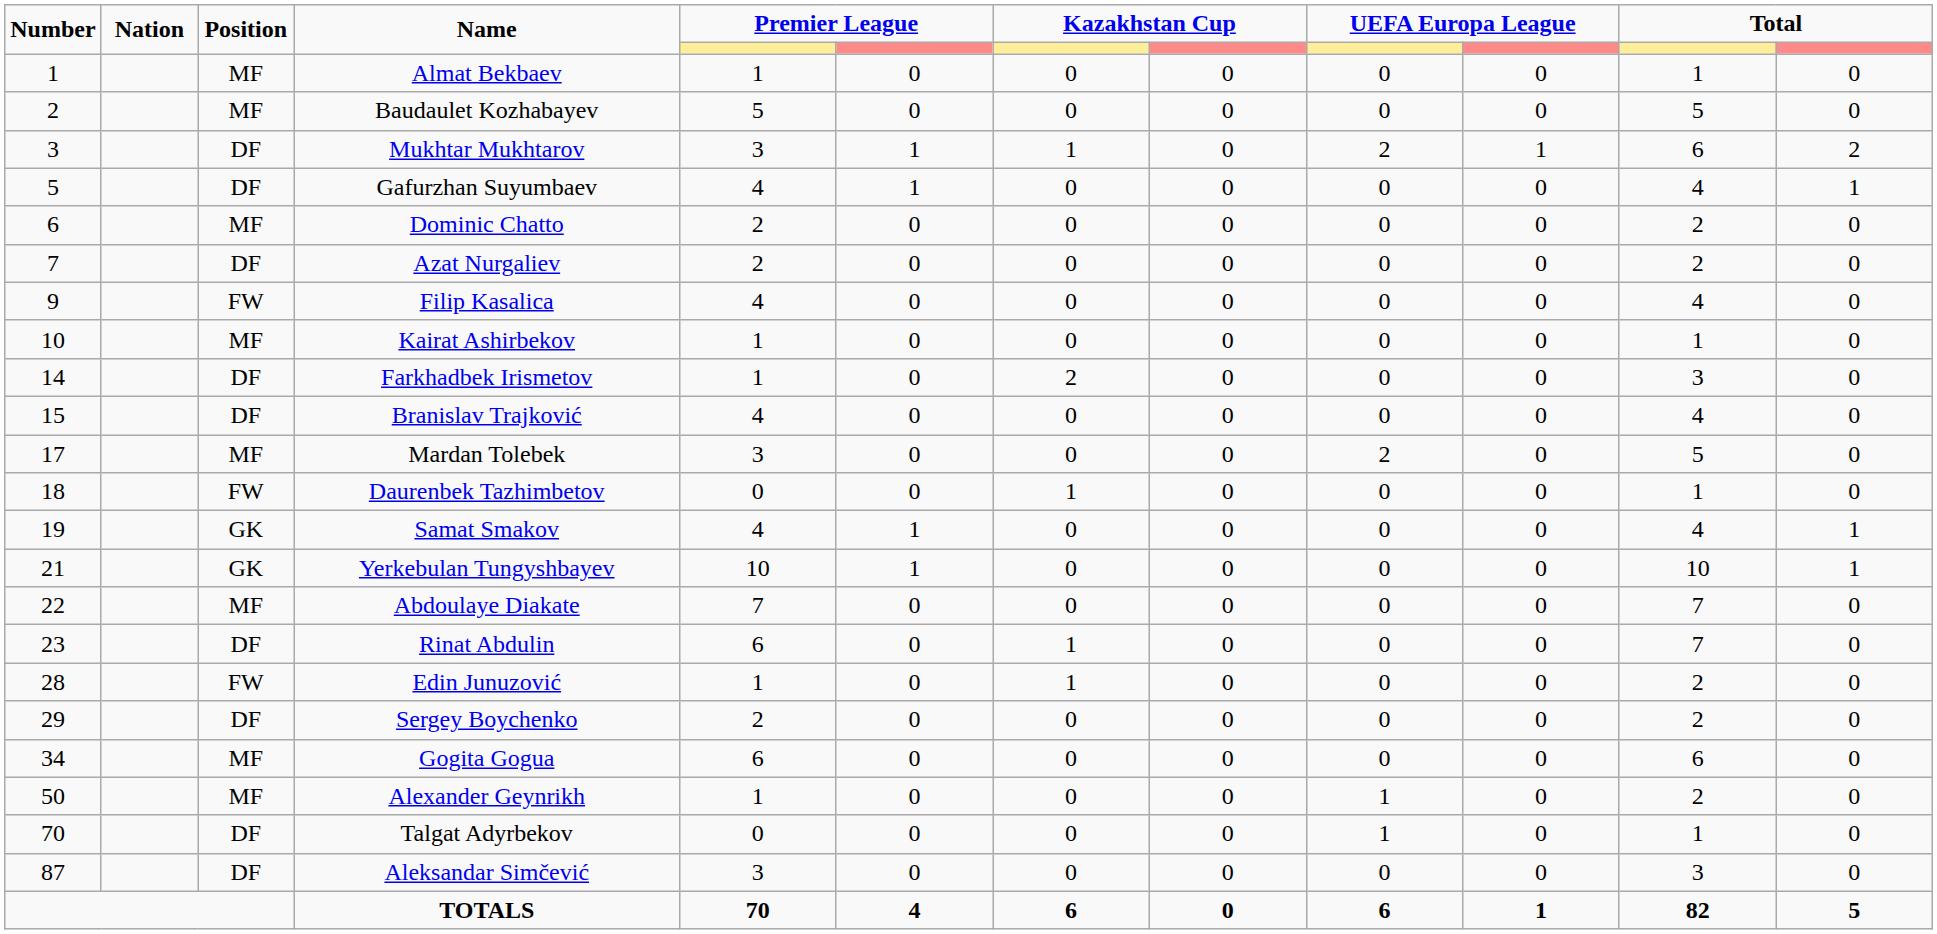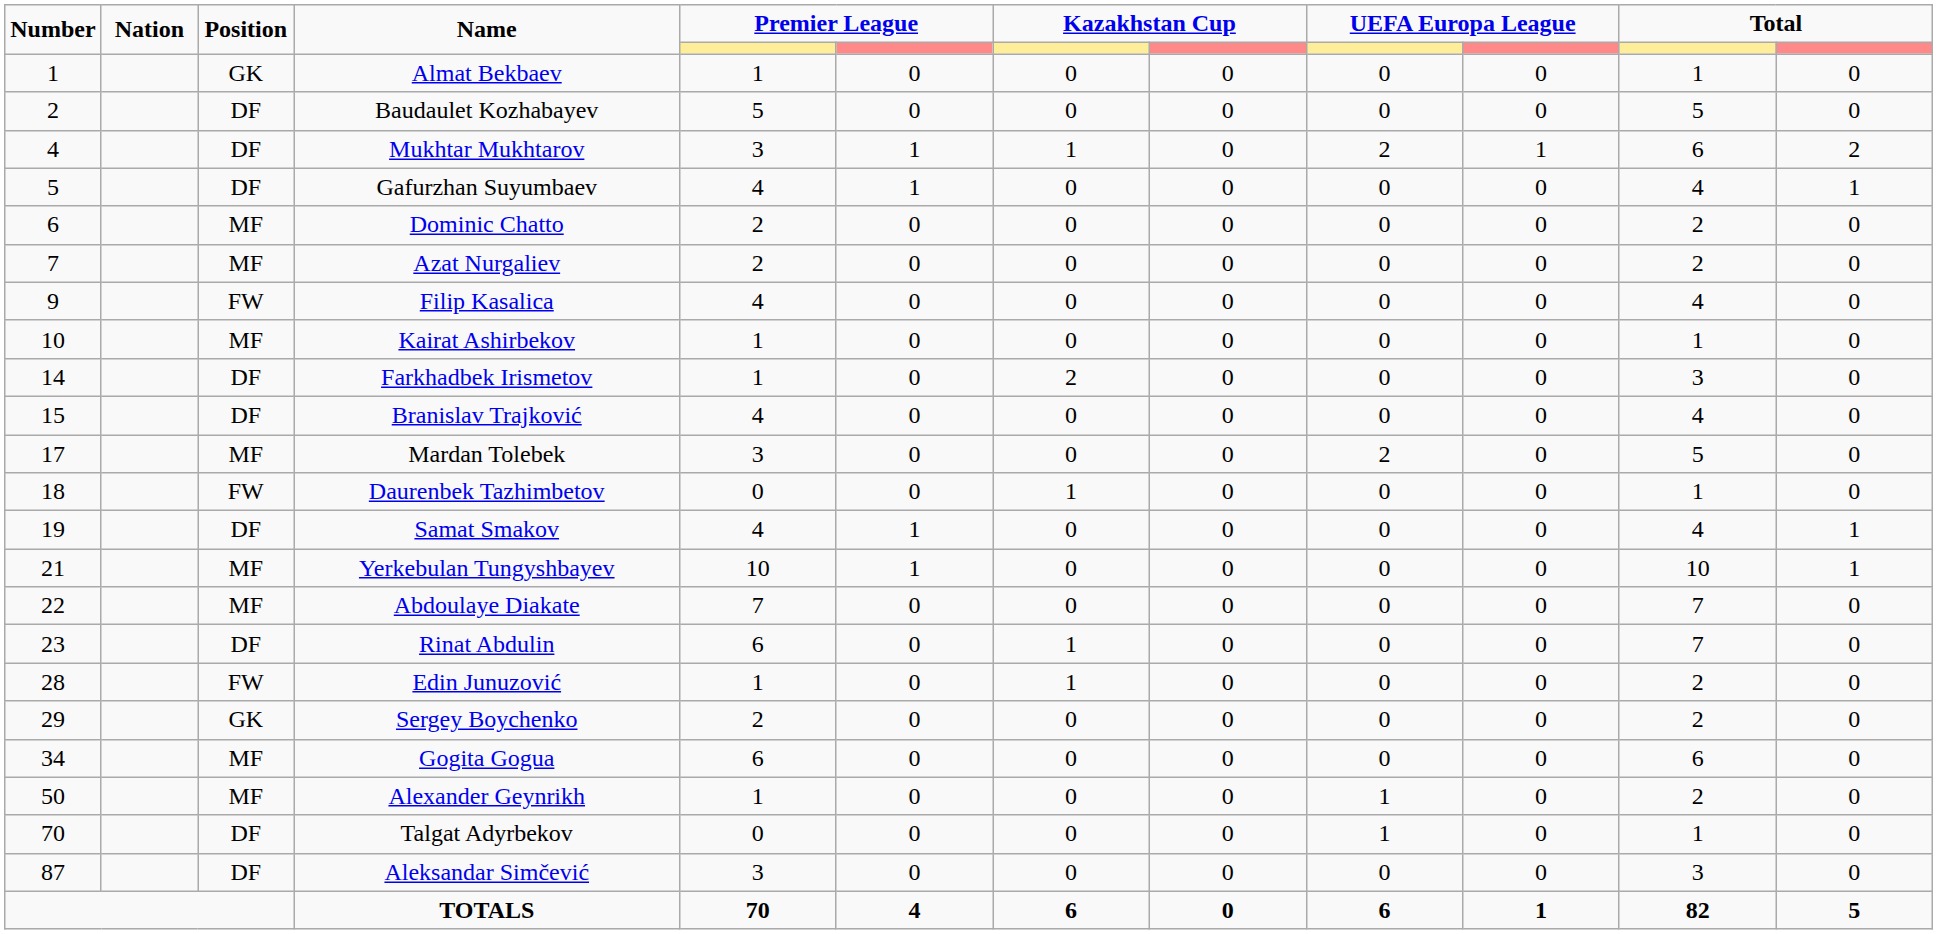(246, 72) MF -> (246, 72) GK
(246, 110) MF -> (246, 110) DF
(53, 148) 3 -> (53, 148) 4
(246, 262) DF -> (246, 262) MF
(246, 529) GK -> (246, 529) DF
(246, 567) GK -> (246, 567) MF
(246, 719) DF -> (246, 719) GK
